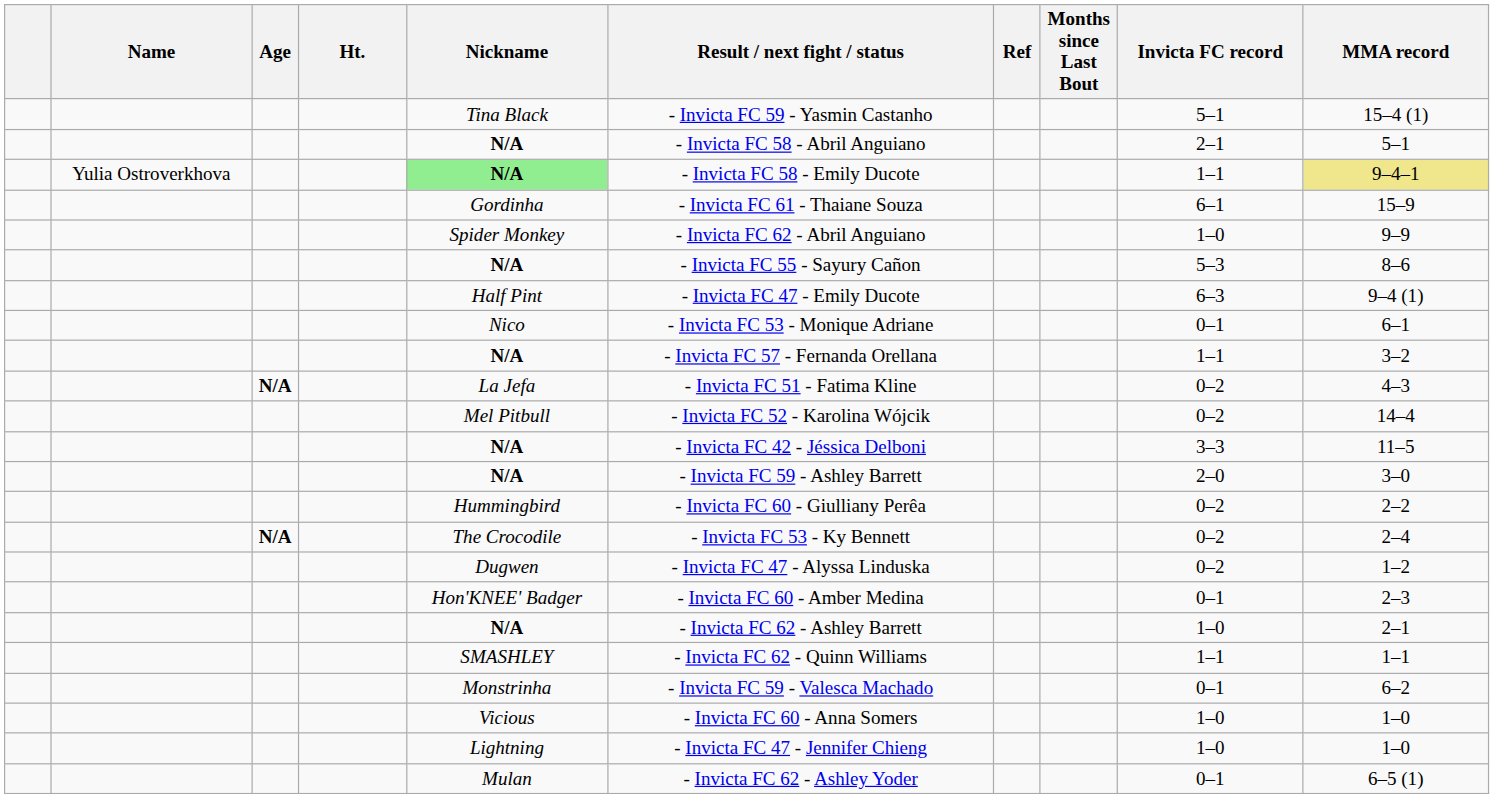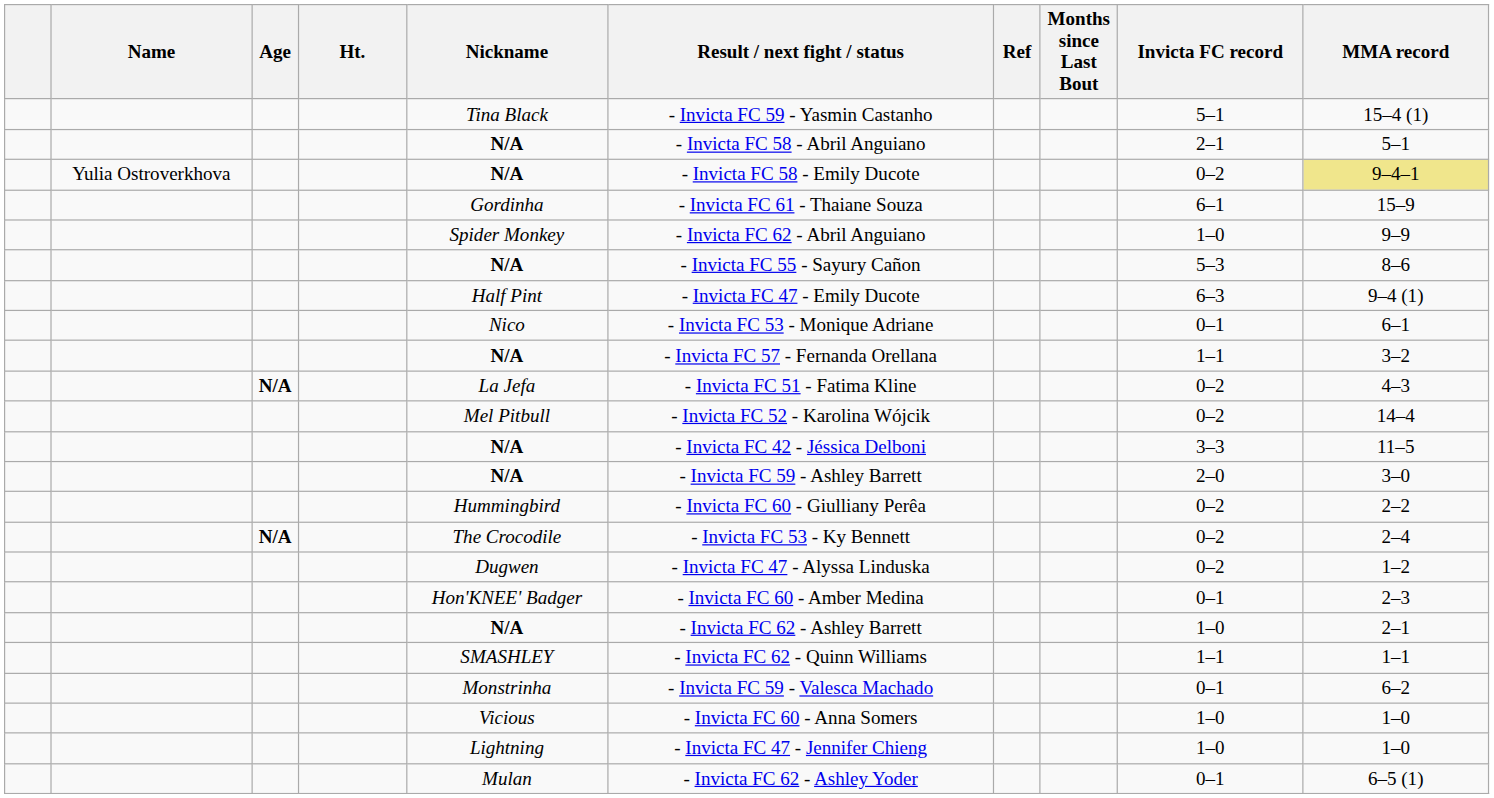(507, 174) lightgreen background -> (507, 174) no background
(1210, 174) 1–1 -> (1210, 174) 0–2
